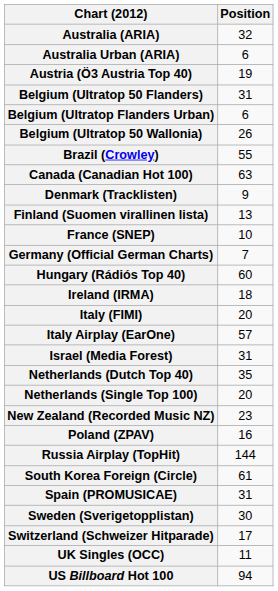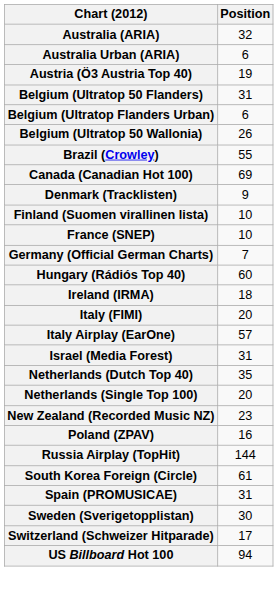(245, 174) 63 -> (245, 174) 69
(245, 214) 13 -> (245, 214) 10
- row: (111, 555)
